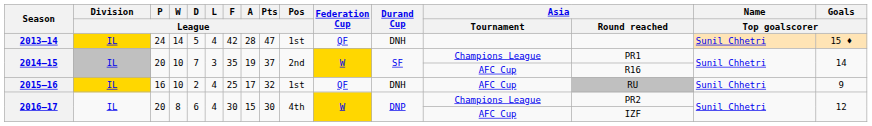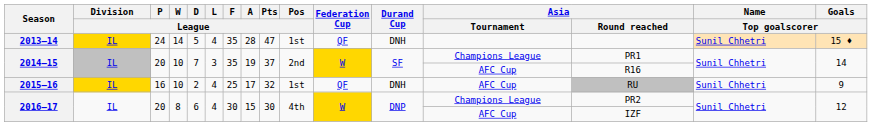(232, 41) 42 -> (232, 41) 35
